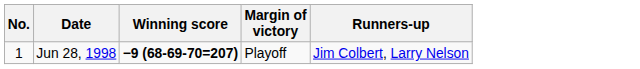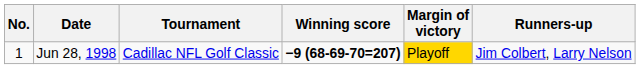+ column: (201, 23)
(265, 53) no background -> (428, 53) gold background
